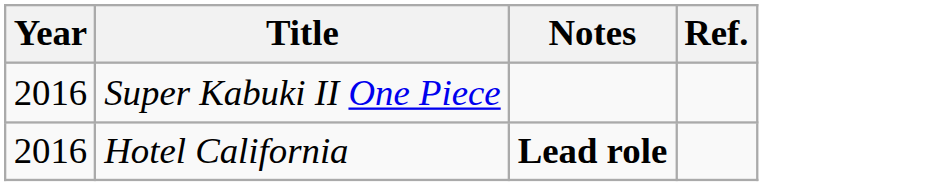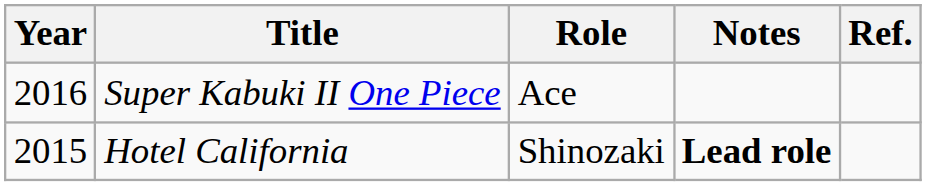+ column: (591, 33)
(50, 150) 2016 -> (50, 150) 2015
